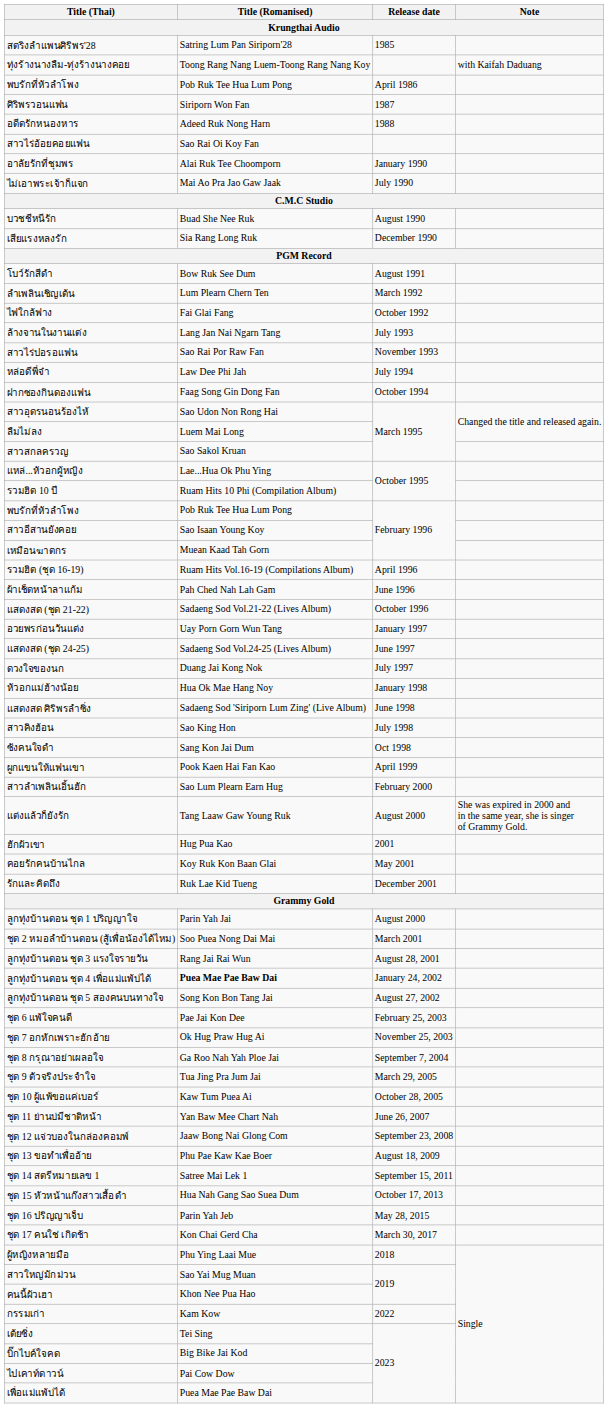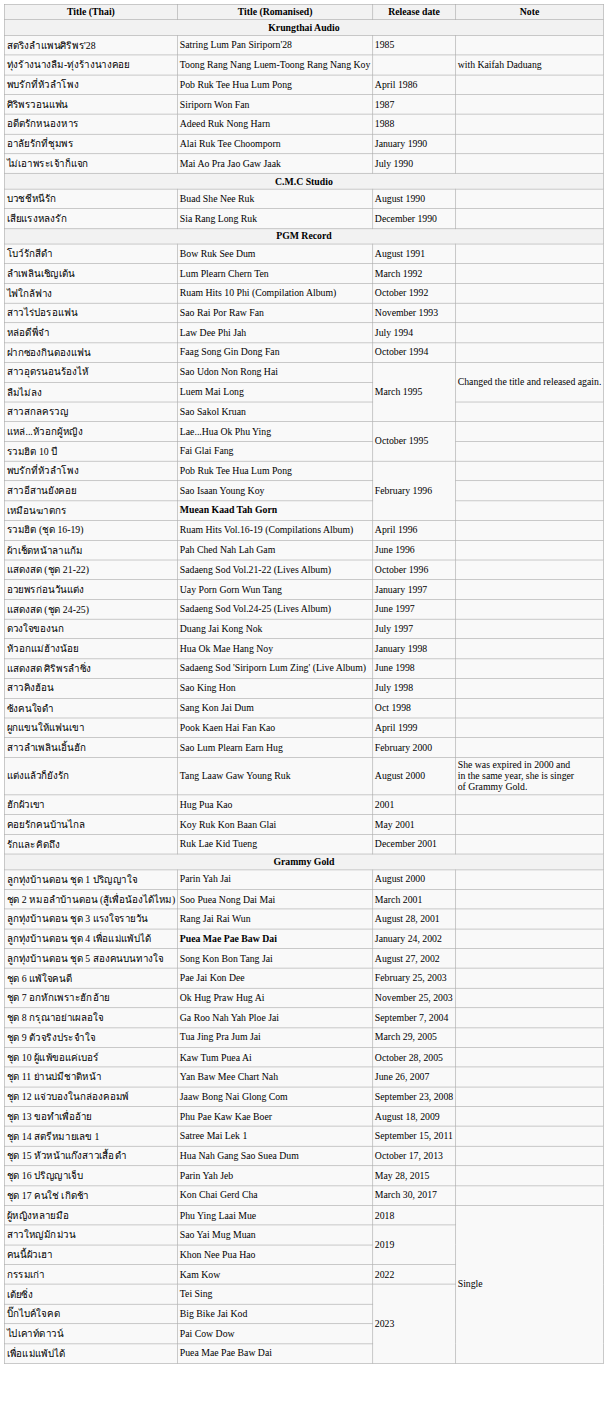- row: (48, 144)
(207, 313) Fai Glai Fang -> (258, 293) Ruam Hits 10 Phi (Compilation Album)
- row: (47, 333)
(258, 491) Ruam Hits 10 Phi (Compilation Album) -> (207, 451) Fai Glai Fang
(225, 550) normal -> (228, 510) bold
